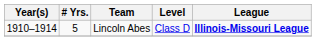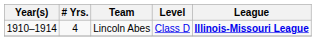(75, 28) 5 -> (75, 28) 4
